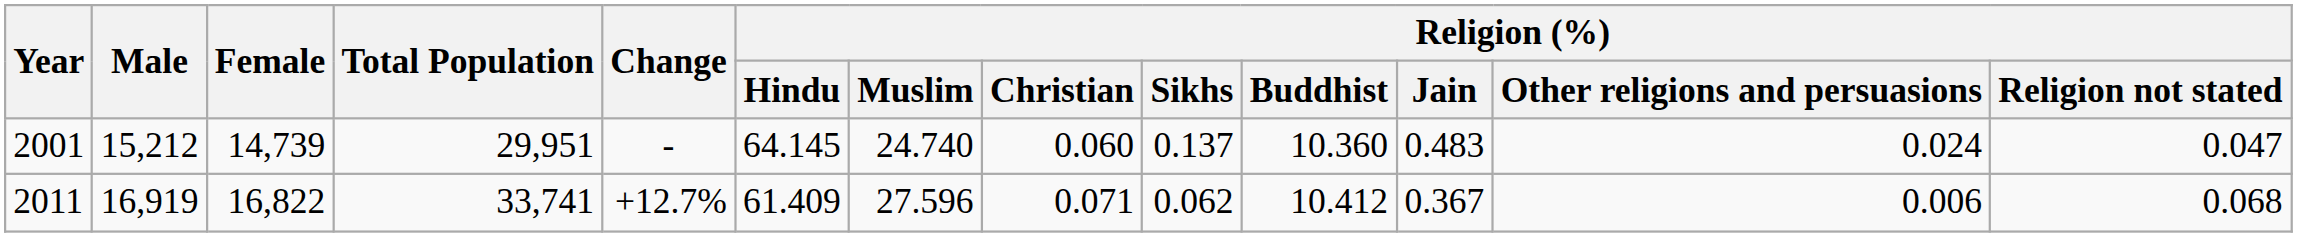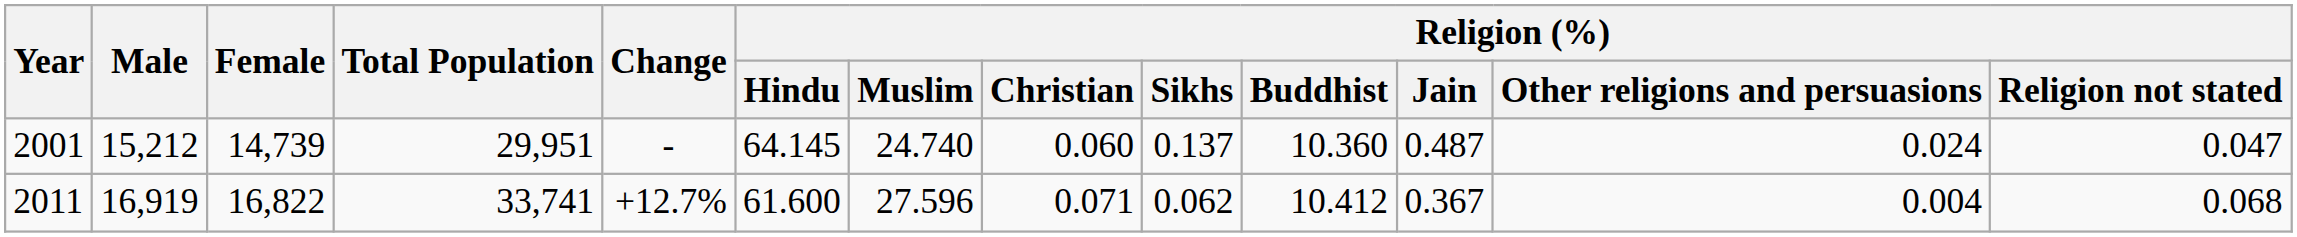(1444, 145) 0.483 -> (1444, 145) 0.487
(792, 201) 61.409 -> (792, 201) 61.600
(1942, 201) 0.006 -> (1942, 201) 0.004
